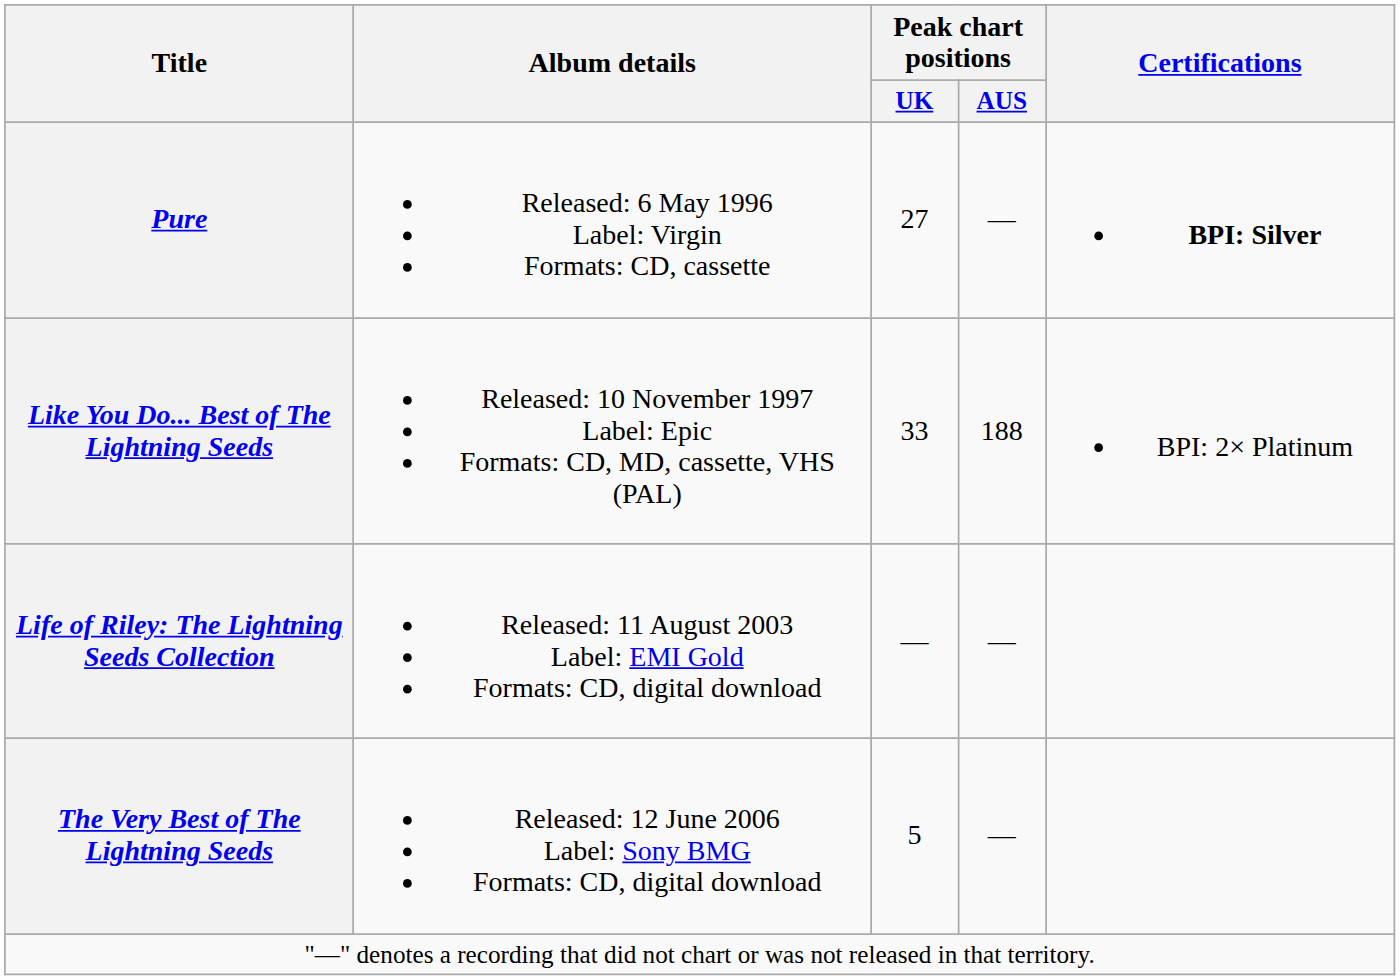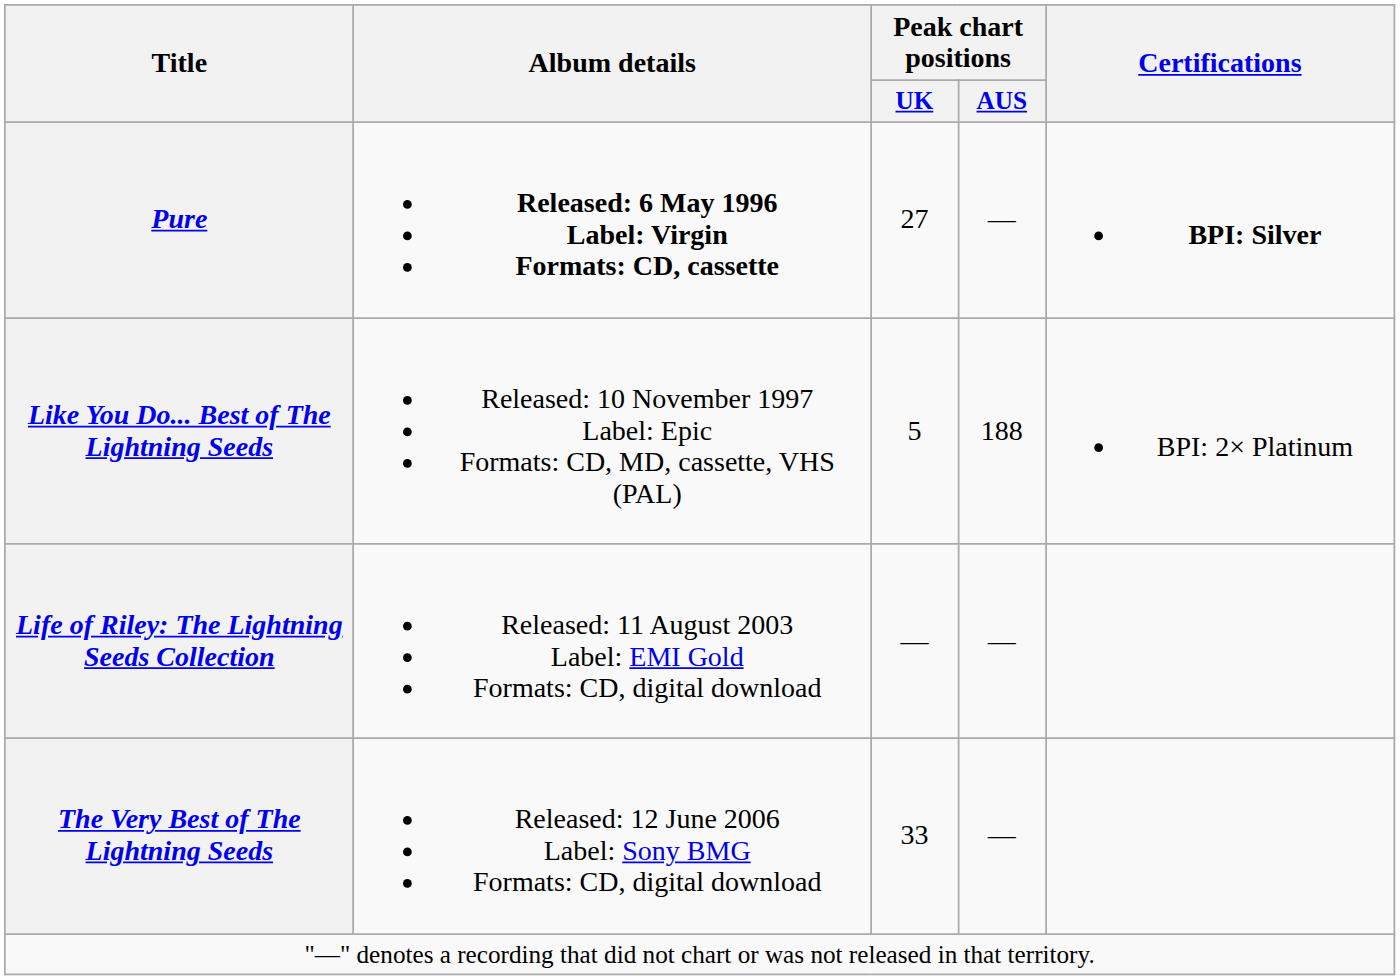(612, 236) normal -> (612, 236) bold
(914, 430) 33 -> (914, 430) 5
(914, 835) 5 -> (914, 835) 33
